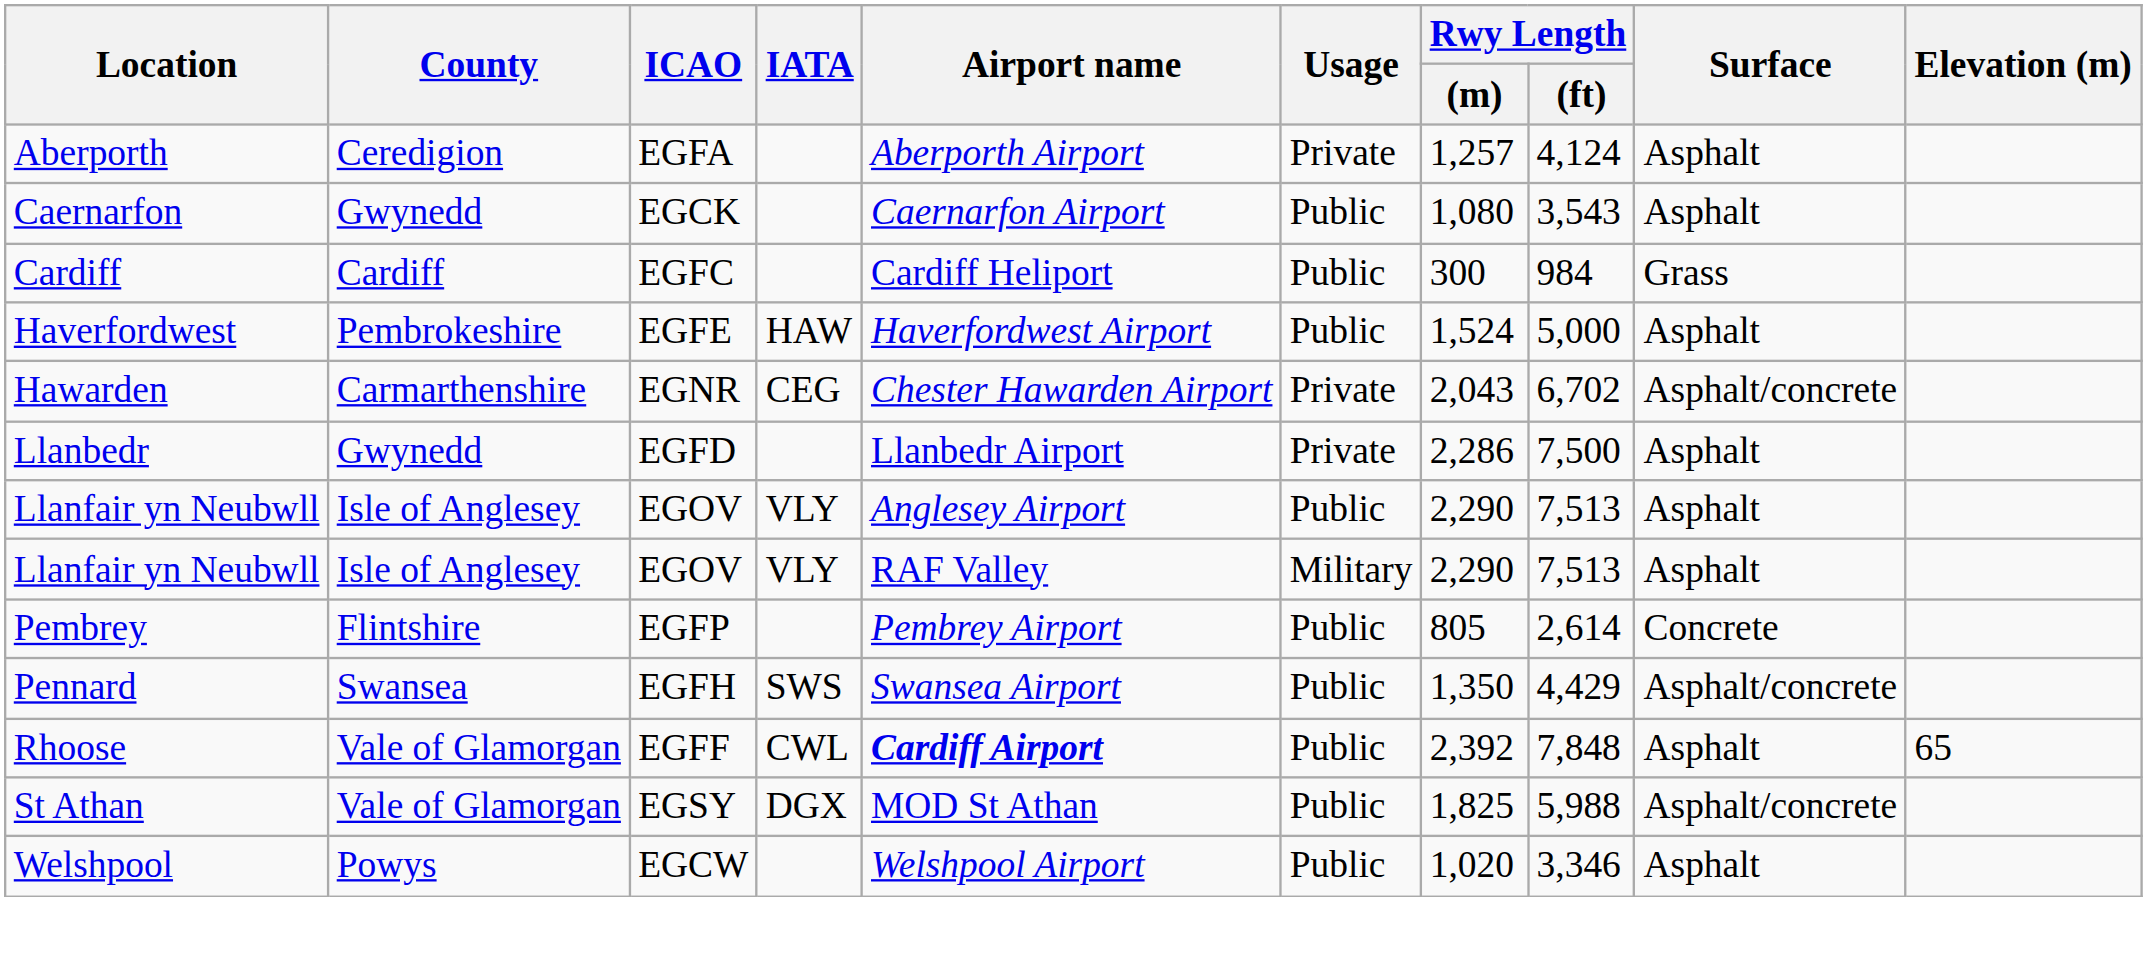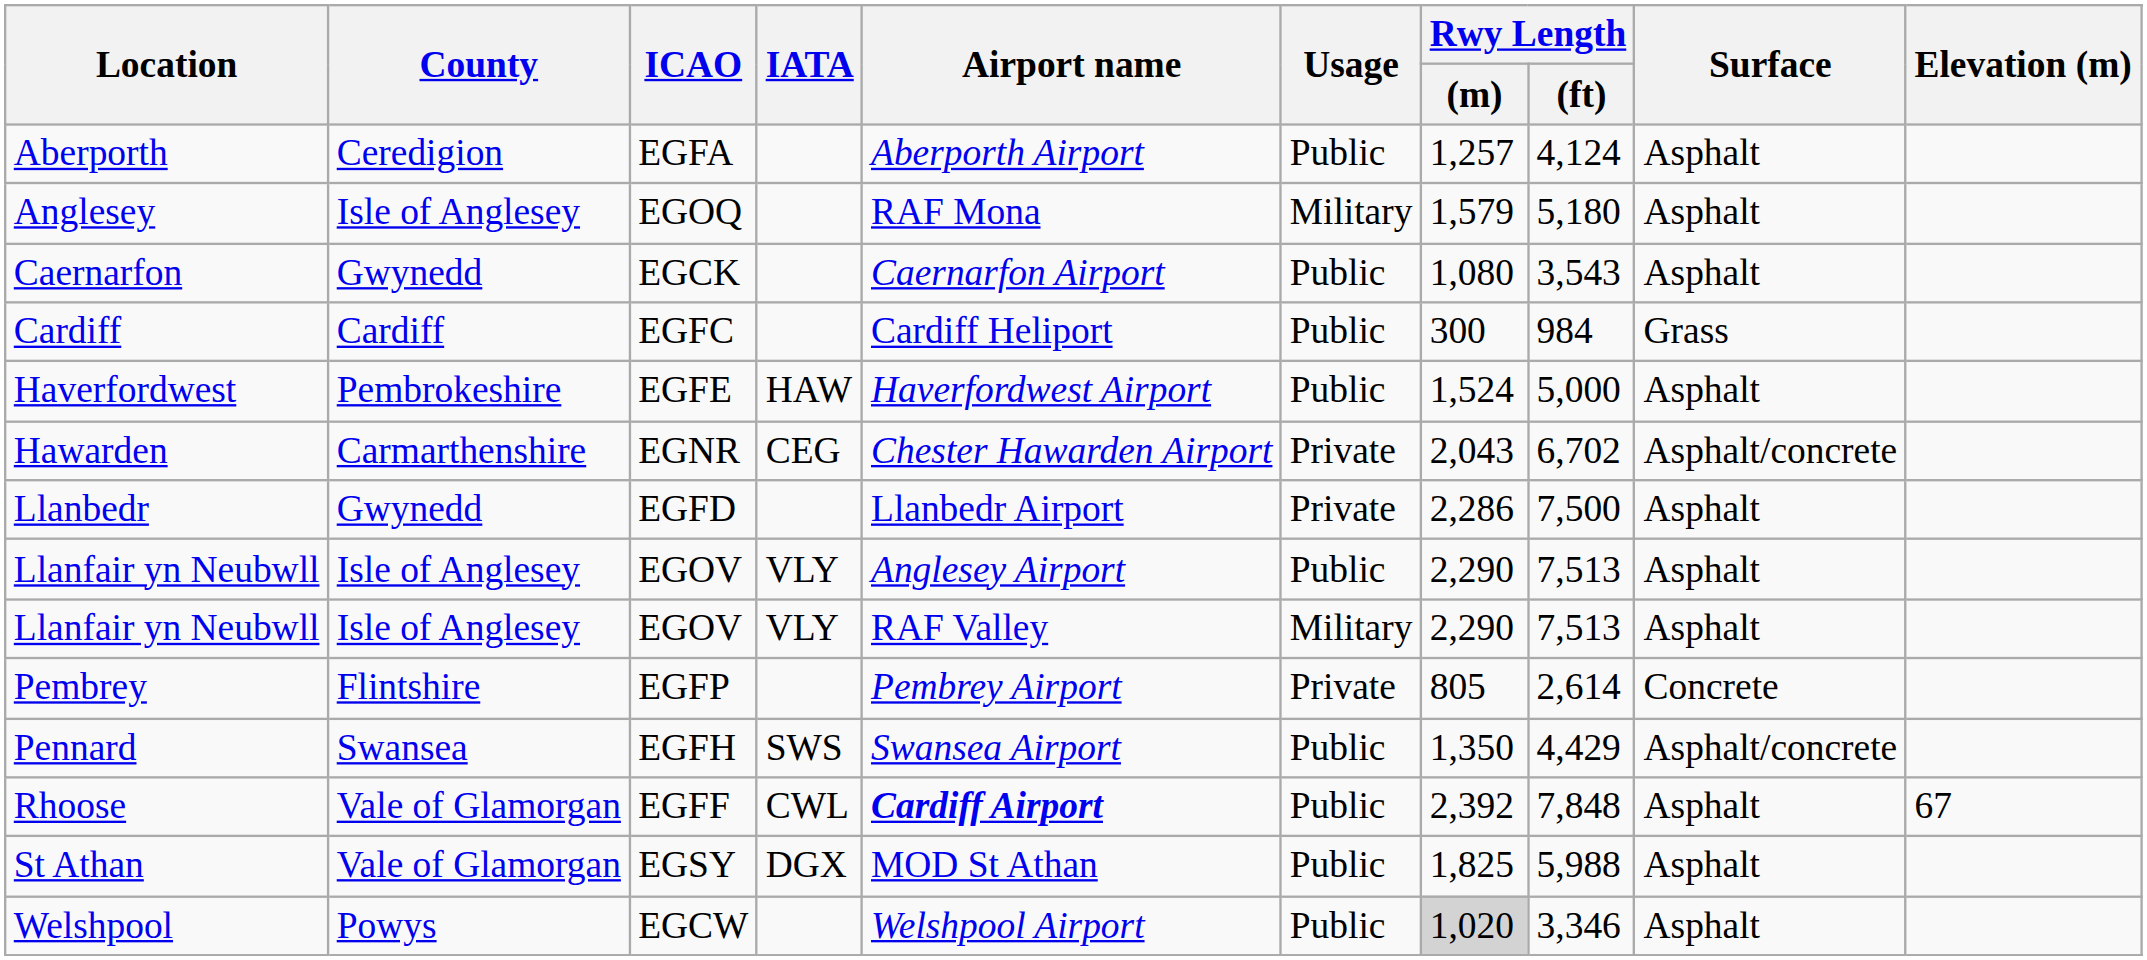(1343, 152) Private -> (1338, 152) Public
+ row: (85, 212)
(1338, 627) Public -> (1343, 687) Private
(1933, 746) 65 -> (1933, 806) 67
(1770, 806) Asphalt/concrete -> (1702, 865) Asphalt
(1472, 865) no background -> (1472, 924) lightgrey background
